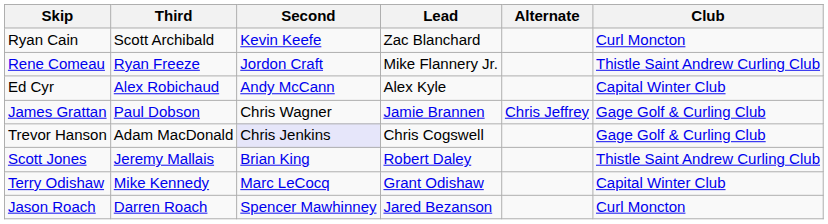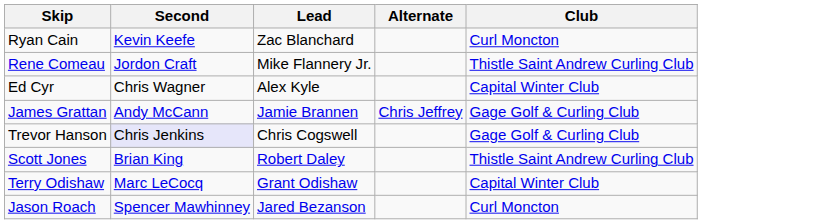- column: (174, 16)
(287, 87) Andy McCann -> (159, 87) Chris Wagner
(286, 111) Chris Wagner -> (161, 111) Andy McCann
